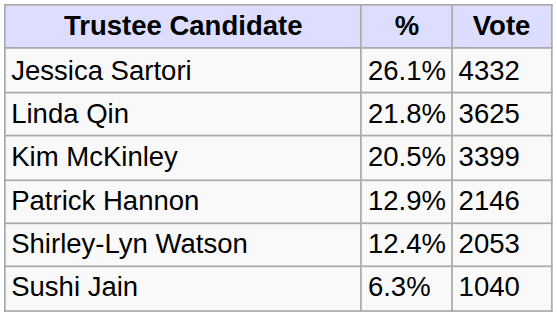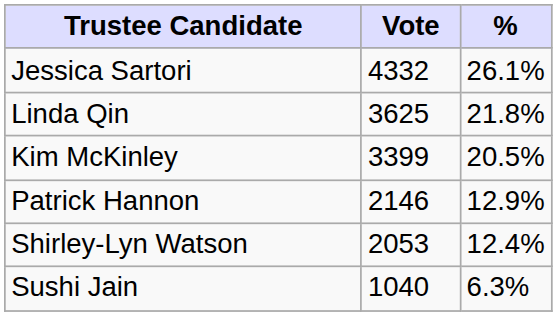columns swapped: (502, 26) <-> (407, 26)
